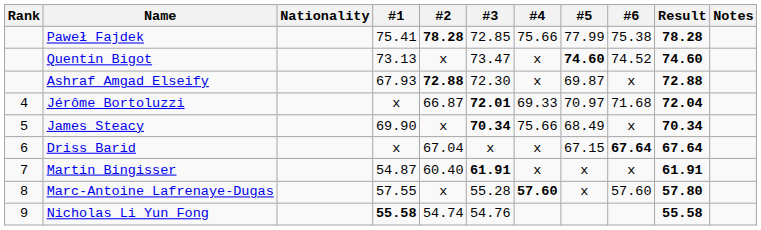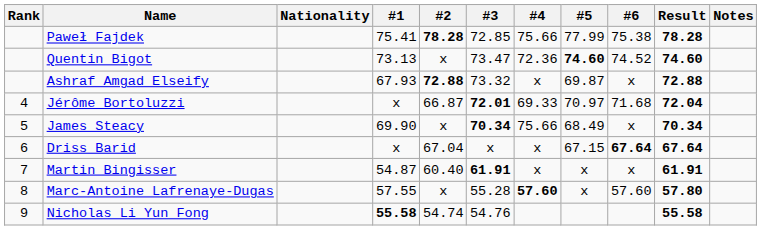(537, 60) x -> (537, 60) 72.36
(490, 82) 72.30 -> (490, 82) 73.32
